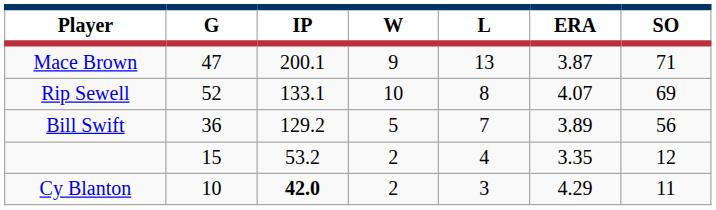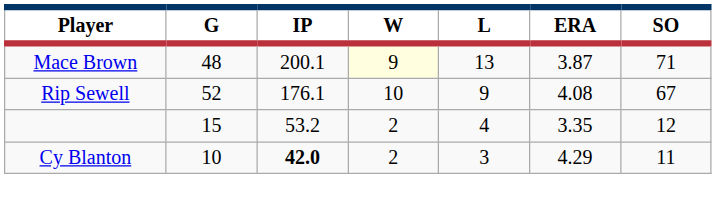(212, 62) 47 -> (212, 62) 48
(393, 62) no background -> (393, 62) lightyellow background
(302, 93) 133.1 -> (302, 93) 176.1
(484, 93) 8 -> (484, 93) 9
(575, 93) 4.07 -> (575, 93) 4.08
(666, 93) 69 -> (666, 93) 67
- row: (85, 125)
